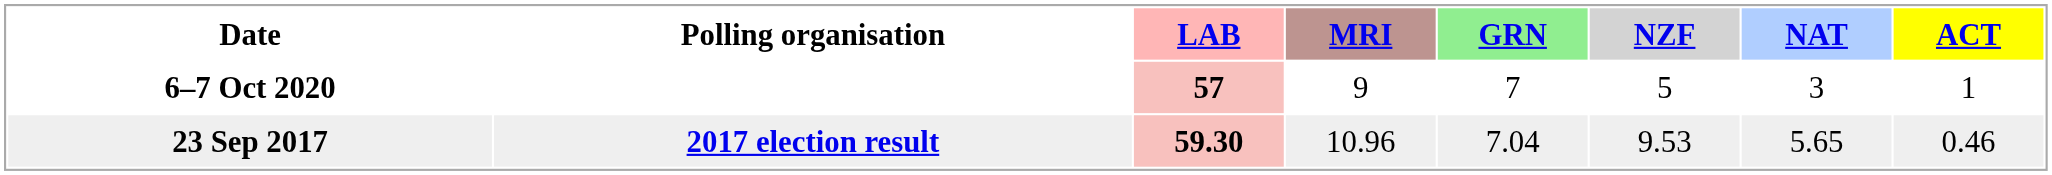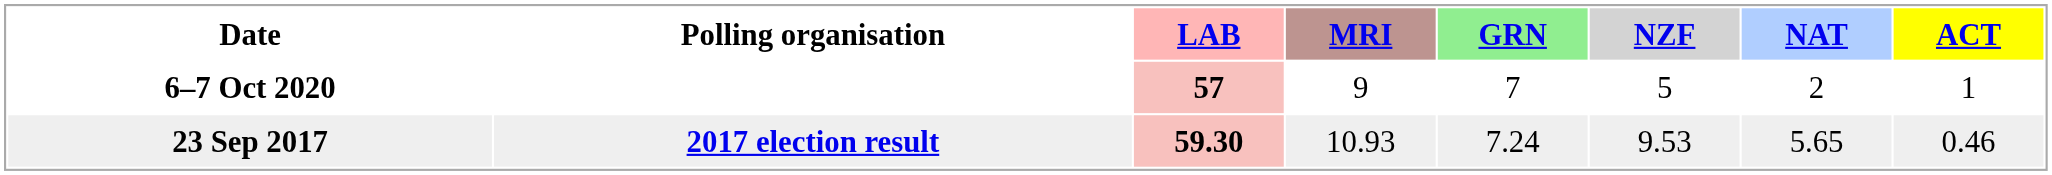(1817, 87) 3 -> (1817, 87) 2
(1361, 141) 10.96 -> (1361, 141) 10.93
(1513, 141) 7.04 -> (1513, 141) 7.24
